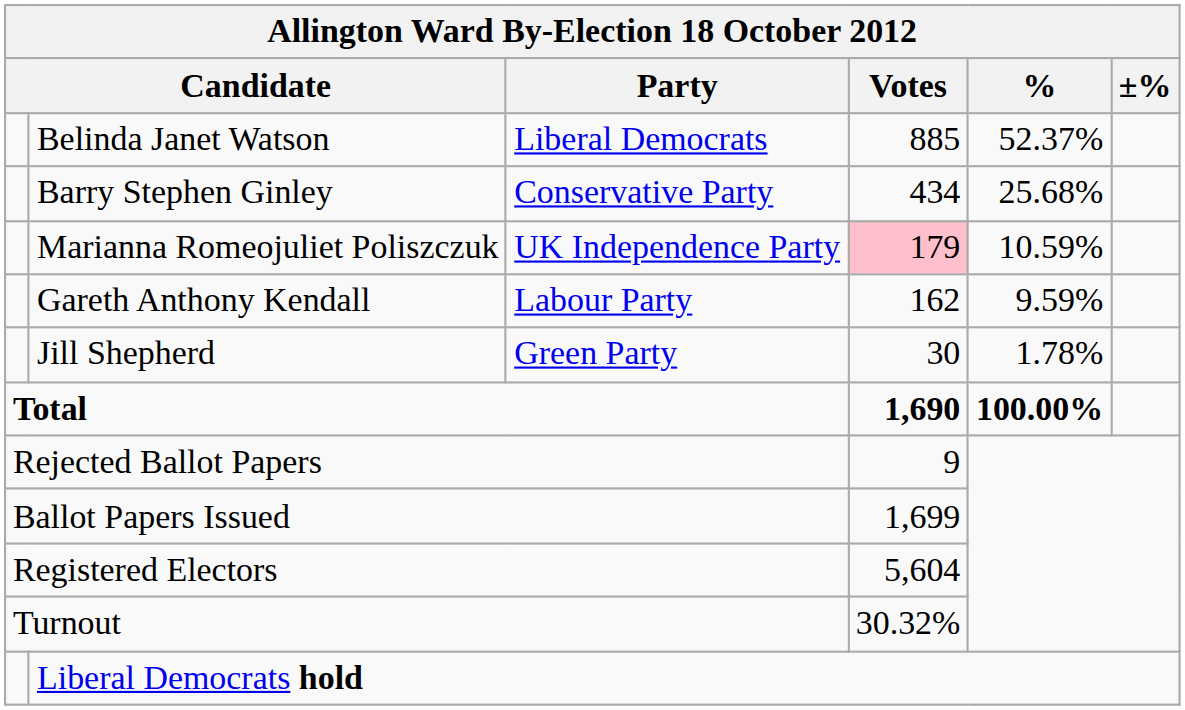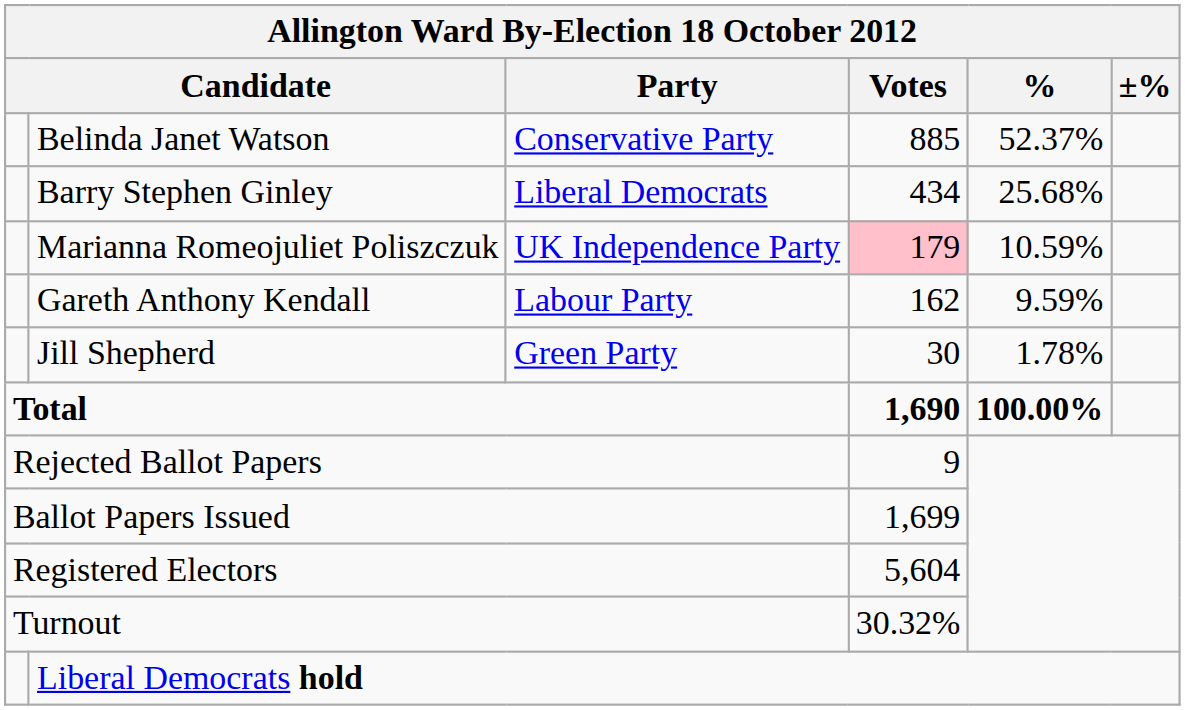(641, 138) Liberal Democrats -> (644, 138) Conservative Party
(644, 192) Conservative Party -> (641, 192) Liberal Democrats
